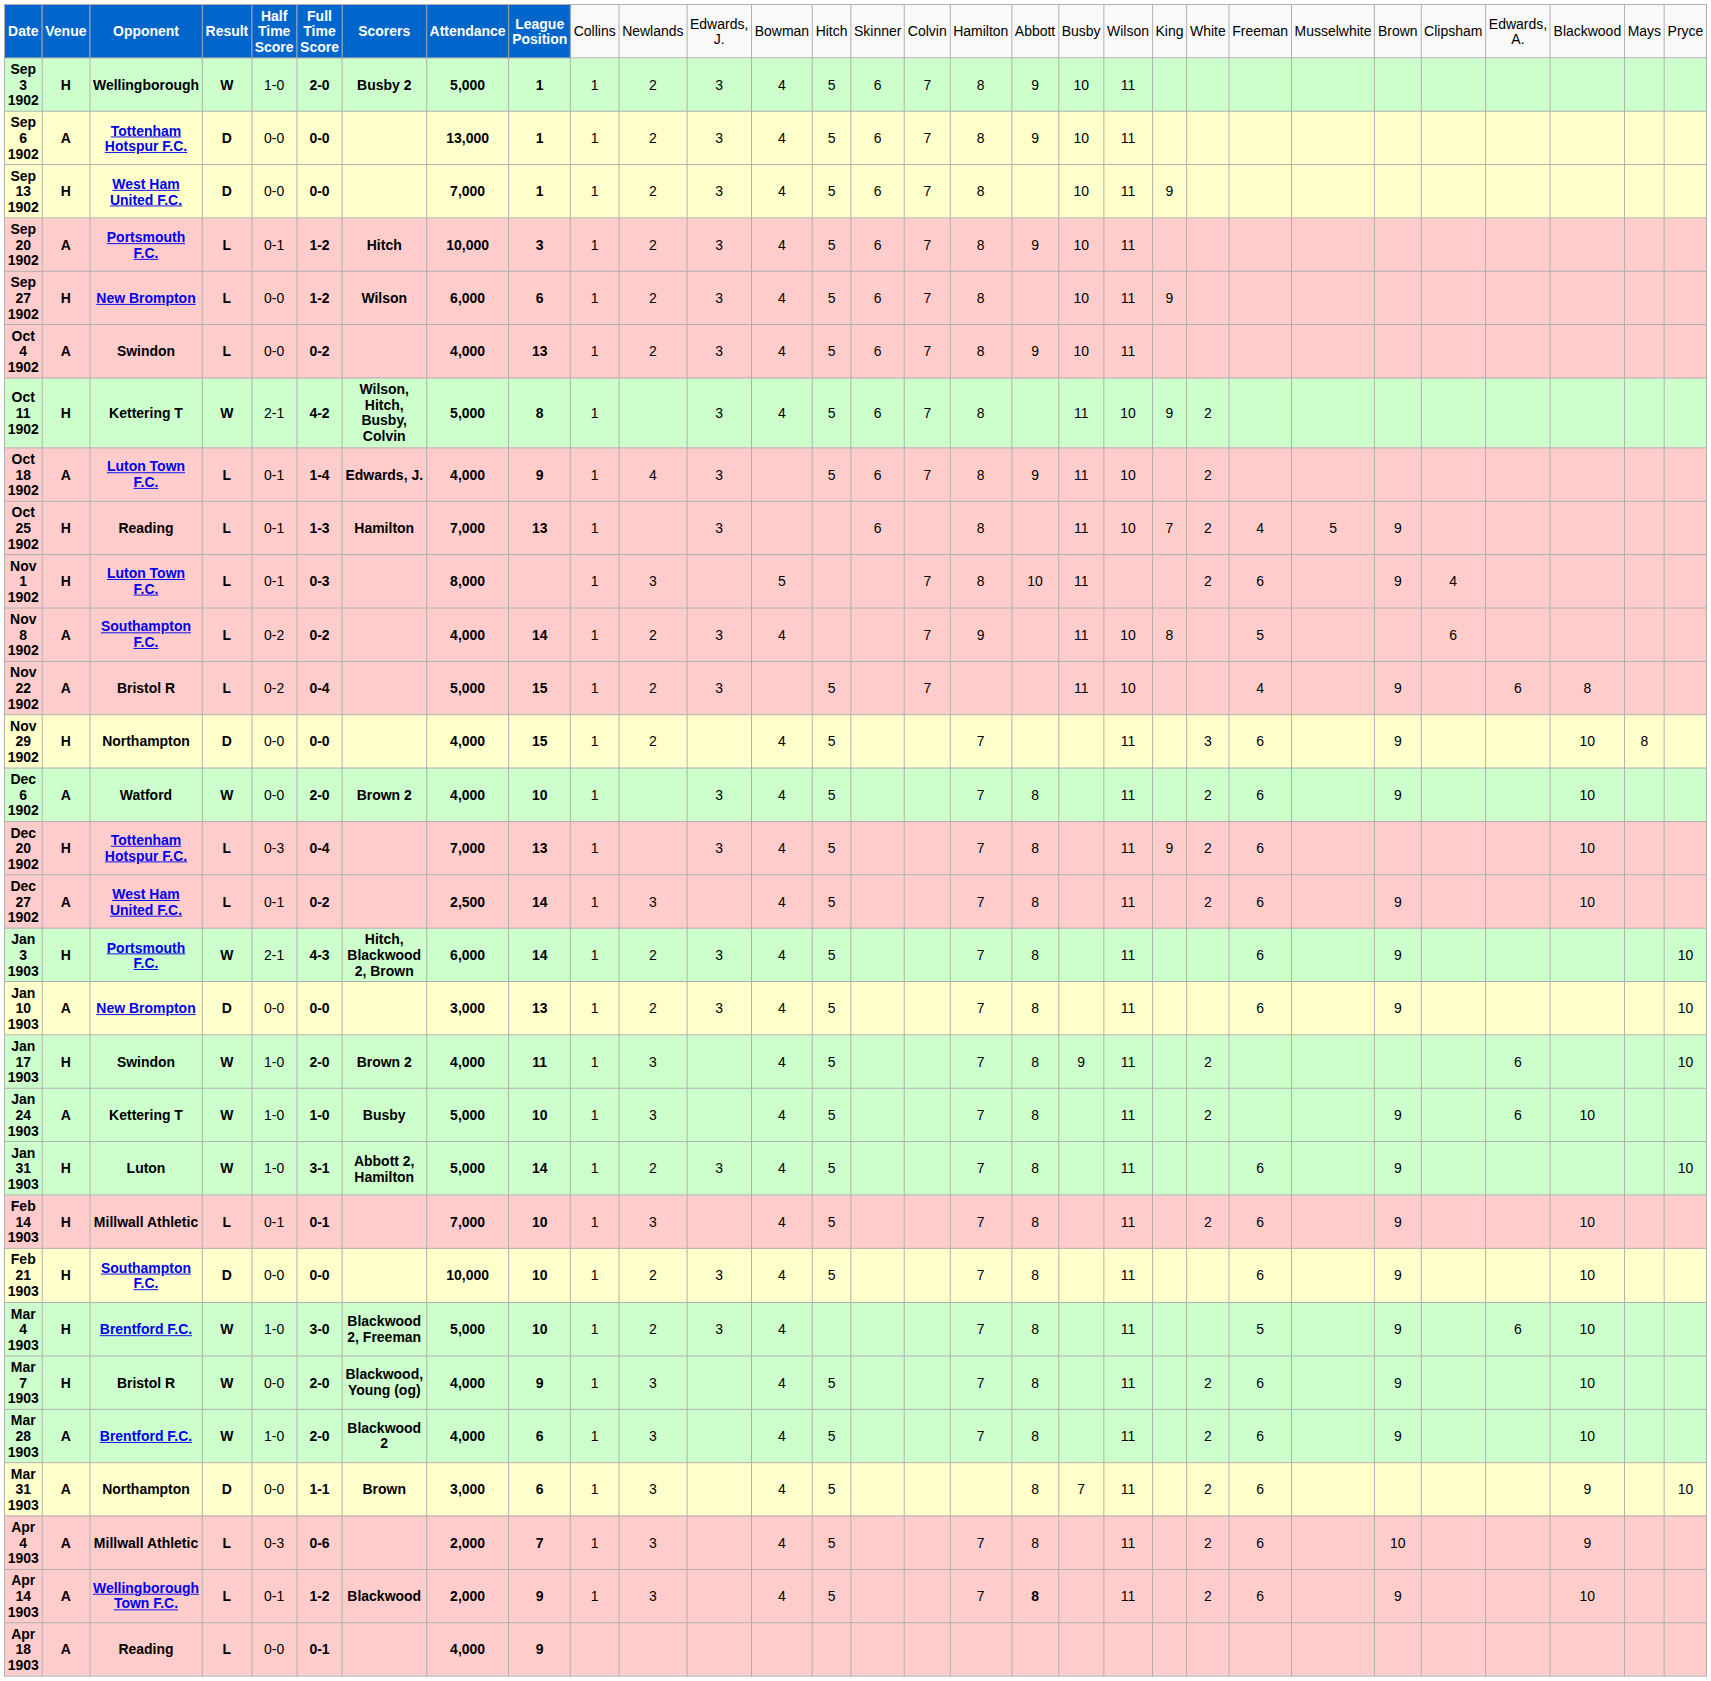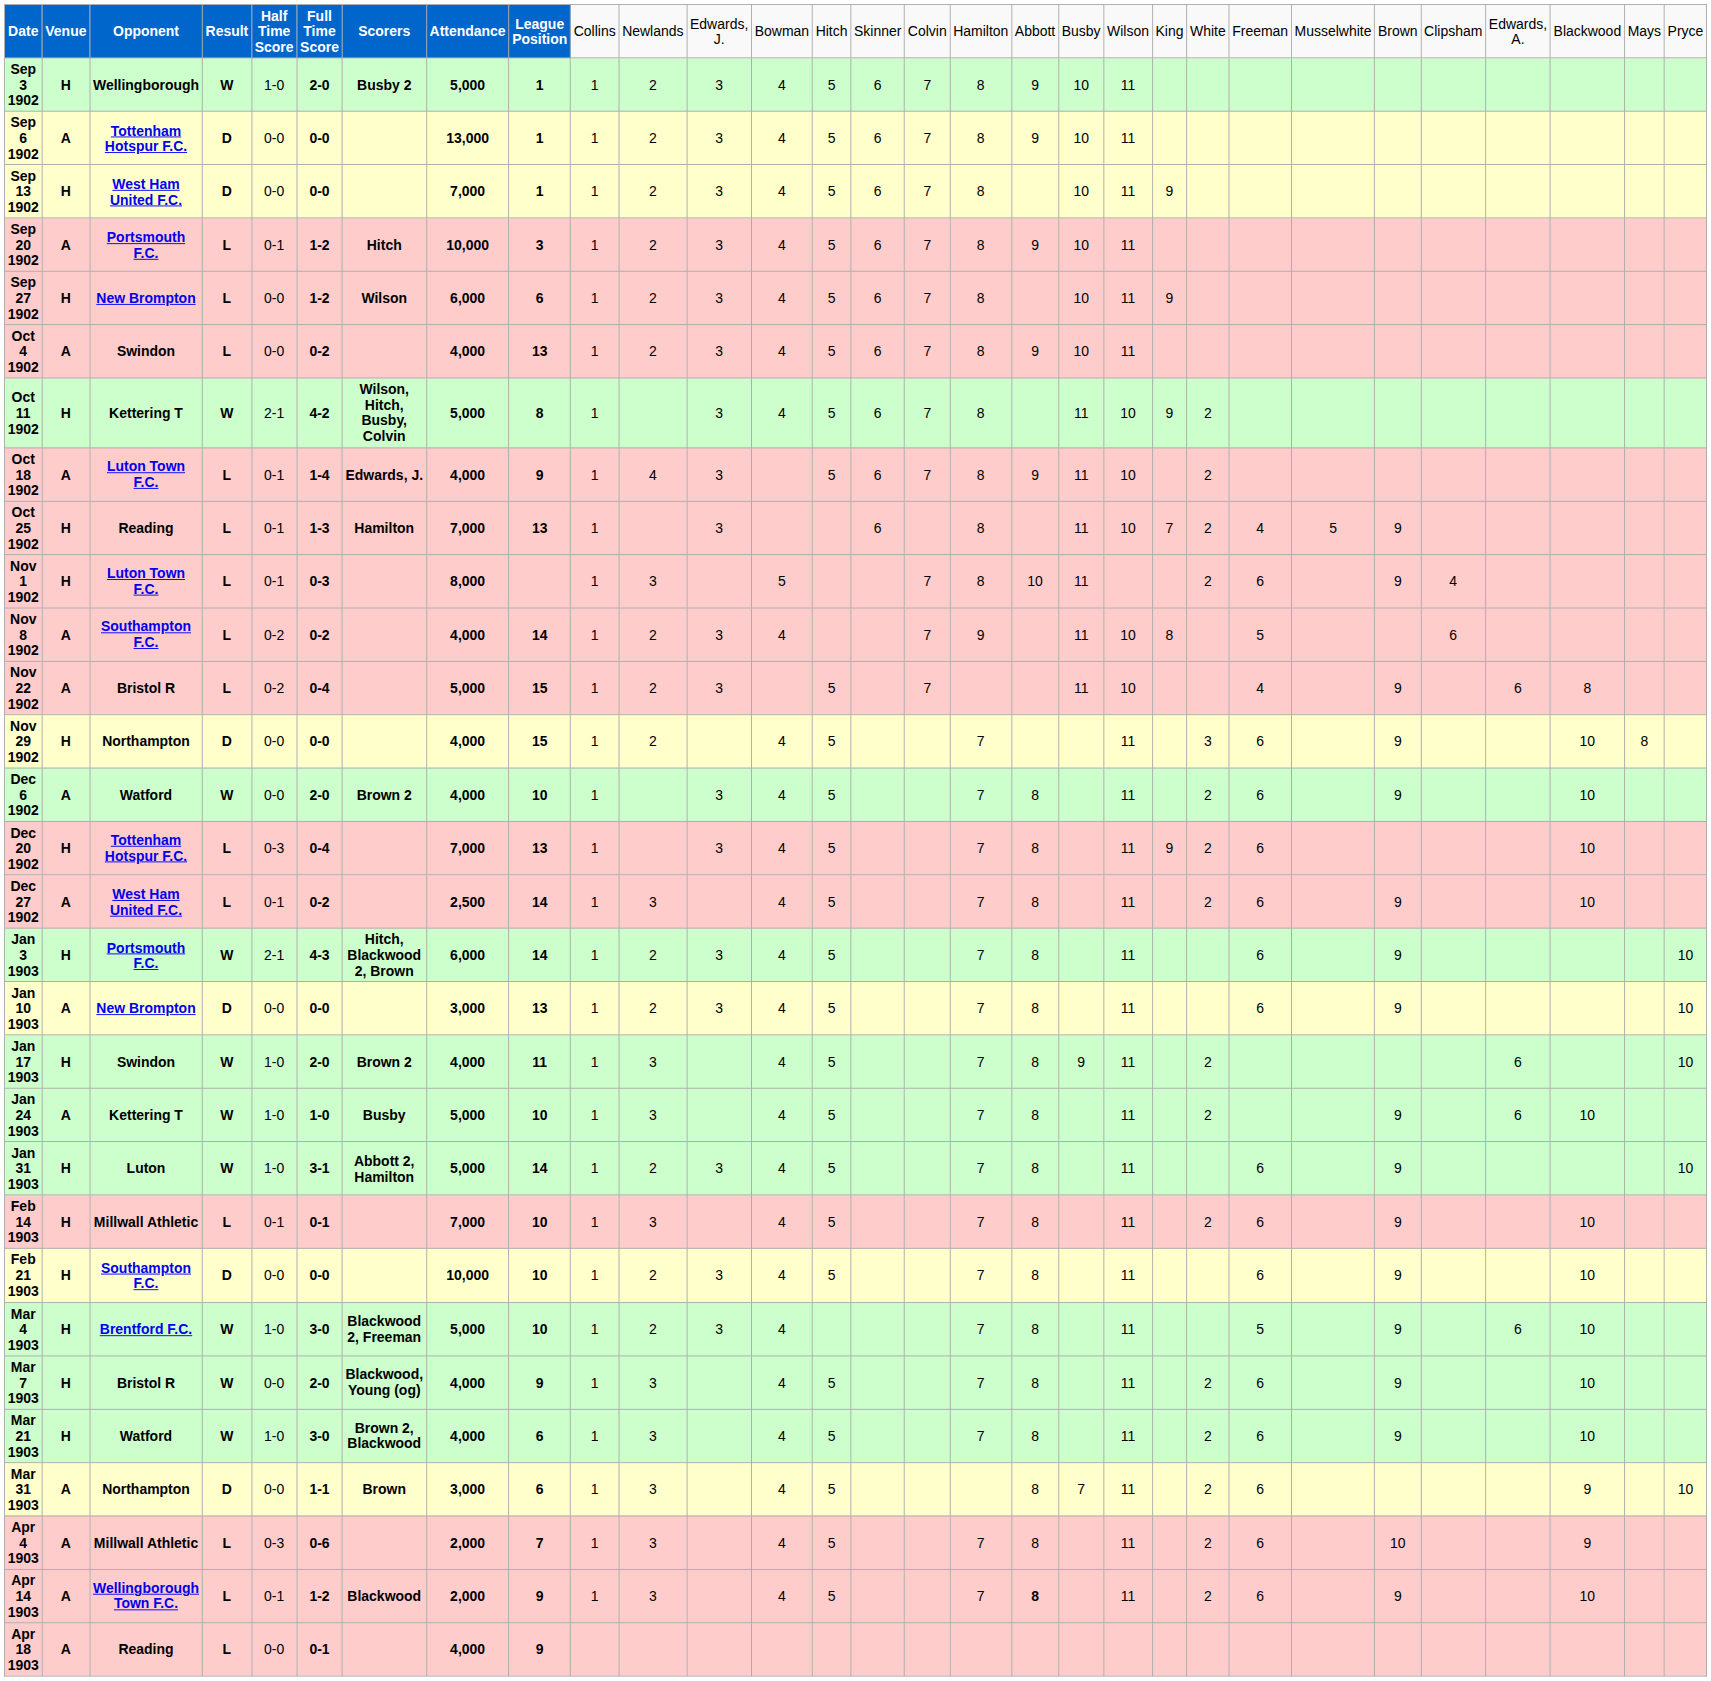+ row: (23, 1436)
- row: (23, 1436)
